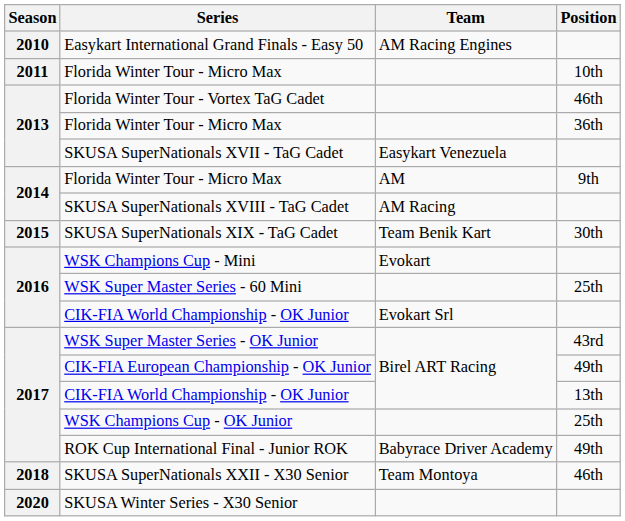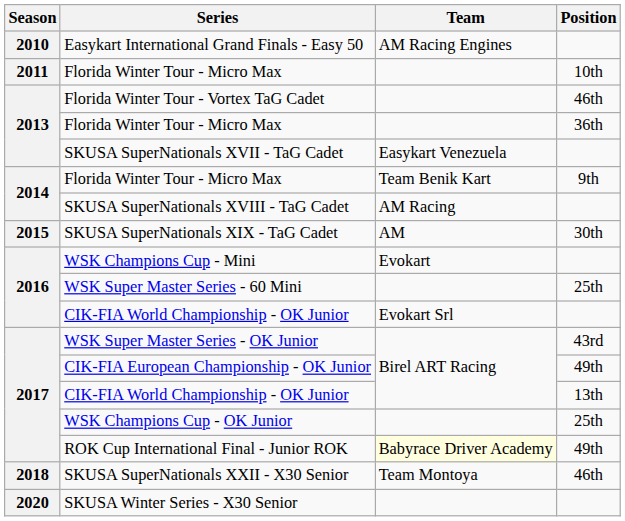(392, 179) AM -> (435, 179) Team Benik Kart
(435, 232) Team Benik Kart -> (392, 232) AM
(466, 448) no background -> (466, 448) lightyellow background
